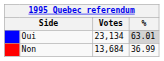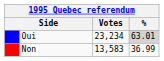(109, 37) 23,134 -> (109, 37) 23,234
(109, 50) 13,684 -> (109, 50) 13,583
